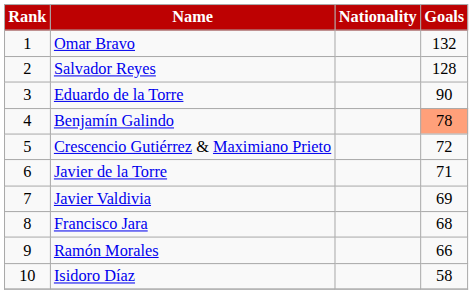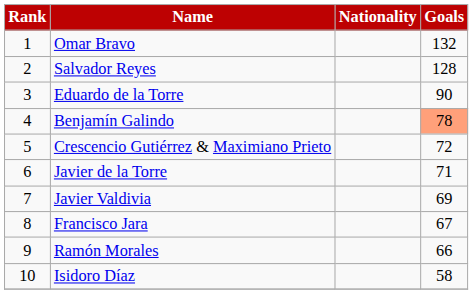(444, 224) 68 -> (444, 224) 67
